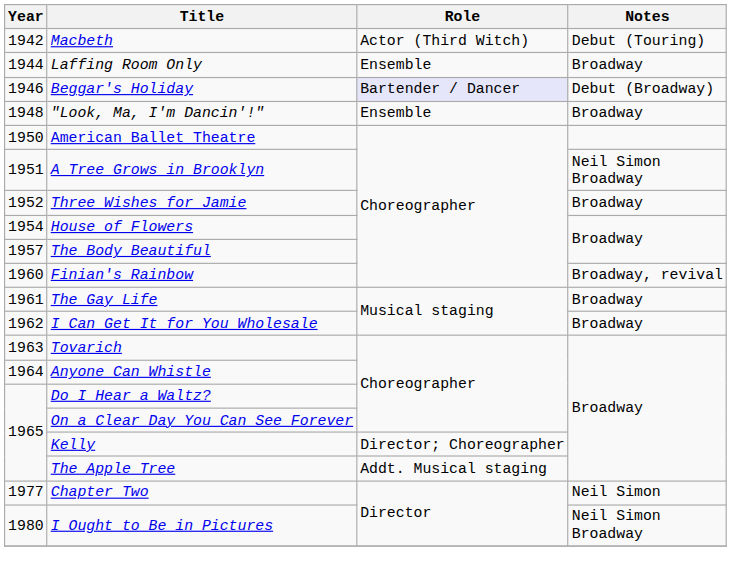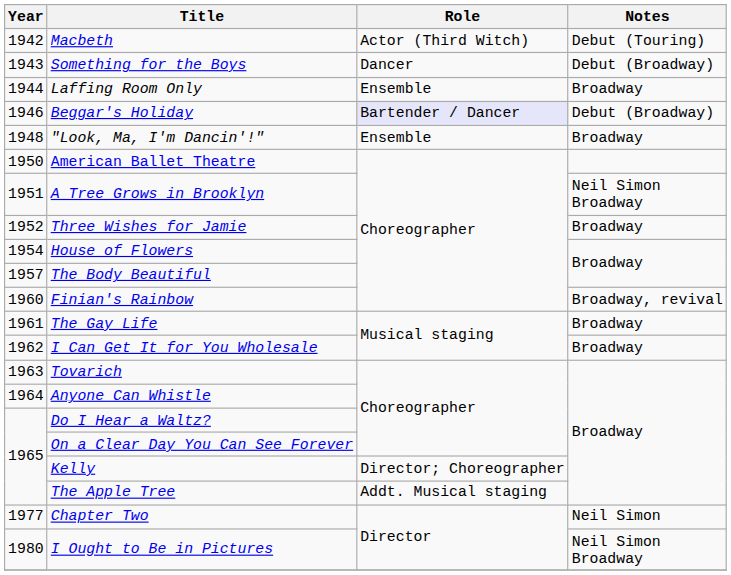+ row: (149, 65)
